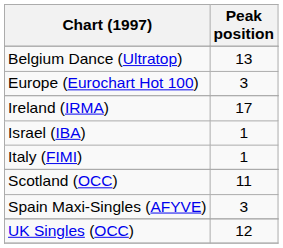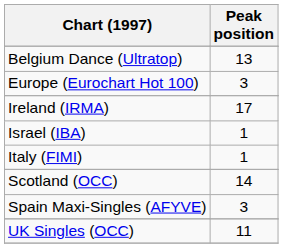(244, 181) 11 -> (244, 181) 14
(244, 231) 12 -> (244, 231) 11
